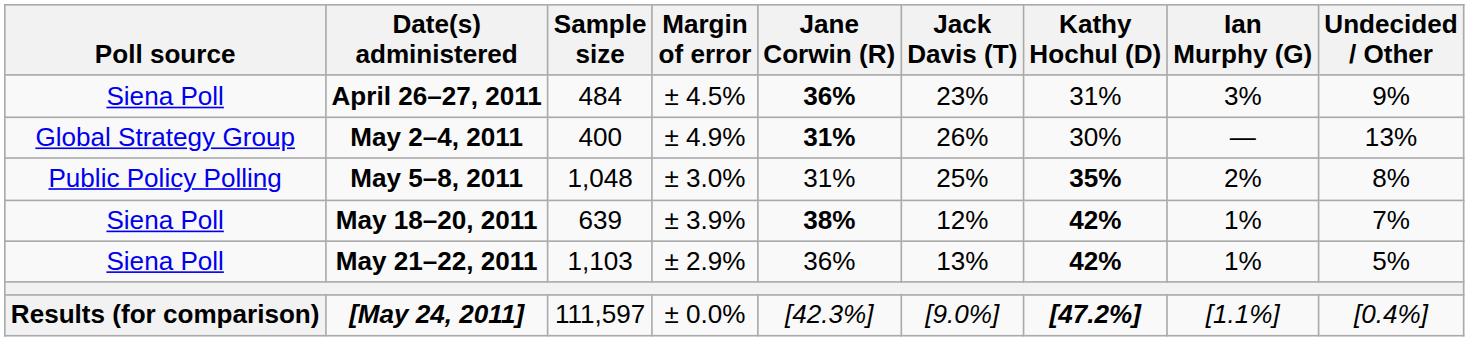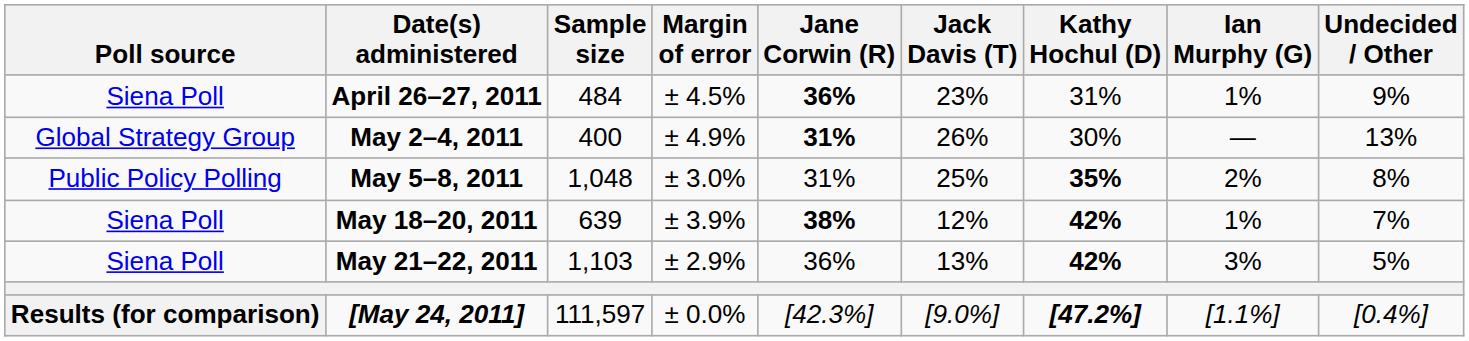(1243, 95) 3% -> (1243, 95) 1%
(1243, 261) 1% -> (1243, 261) 3%
